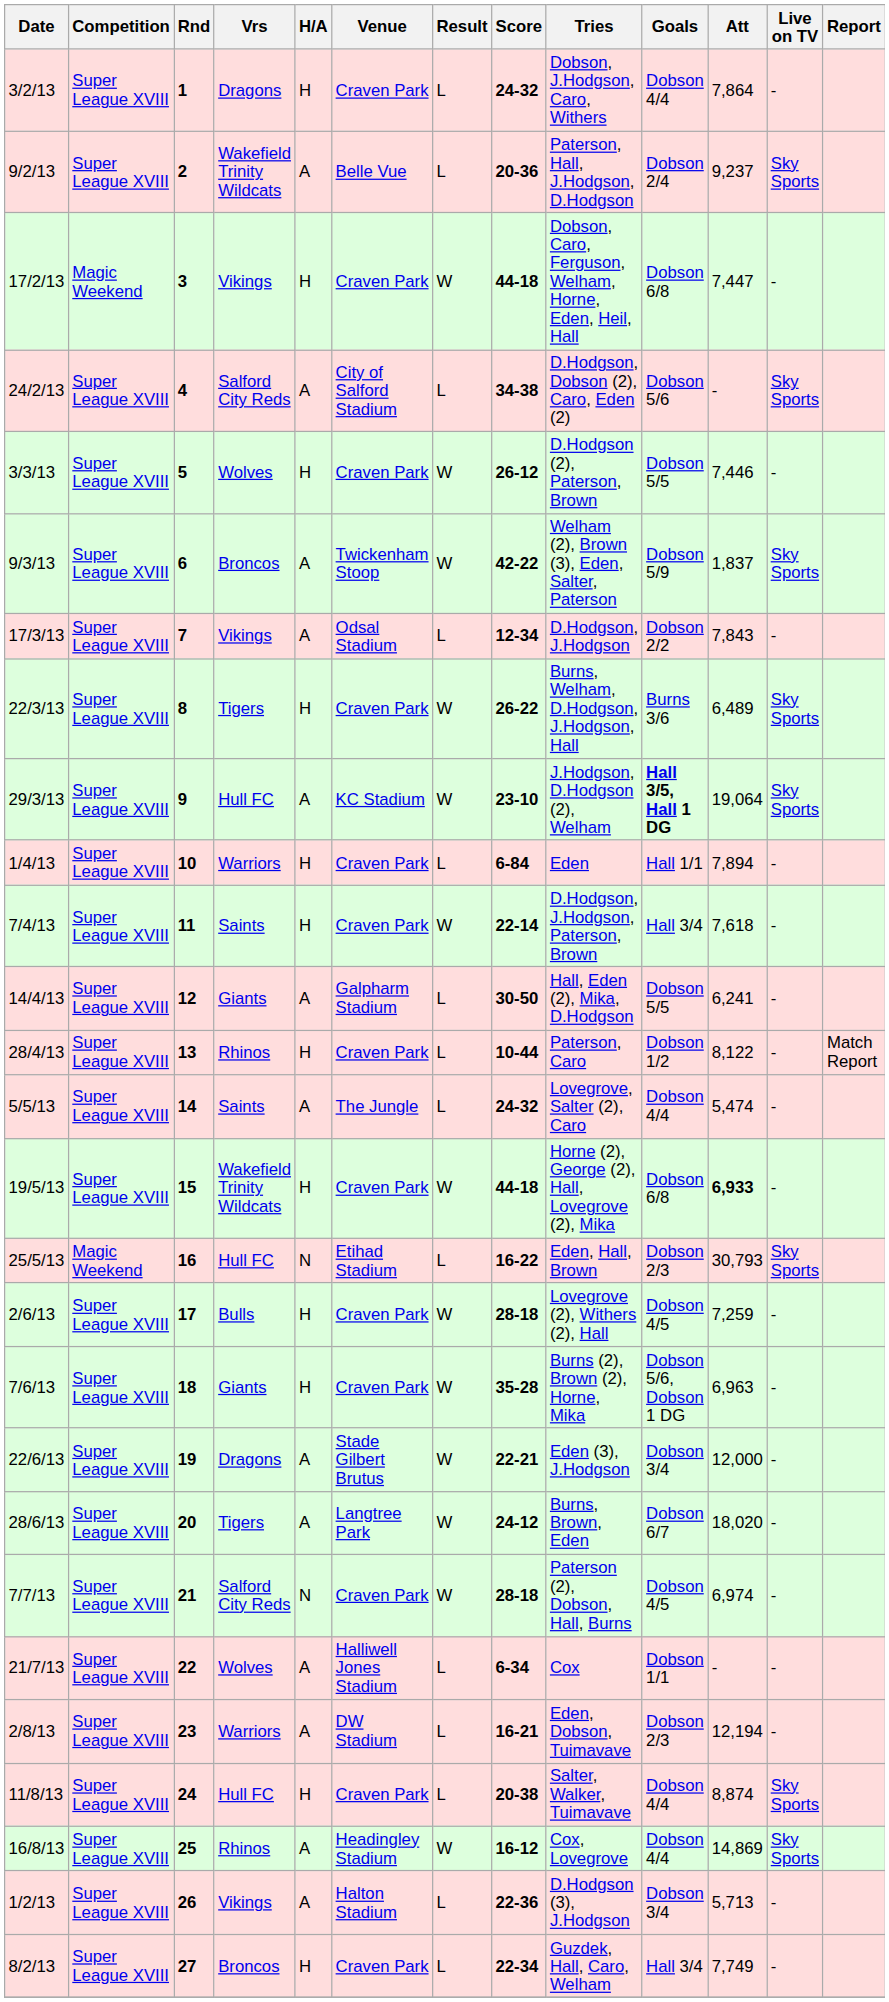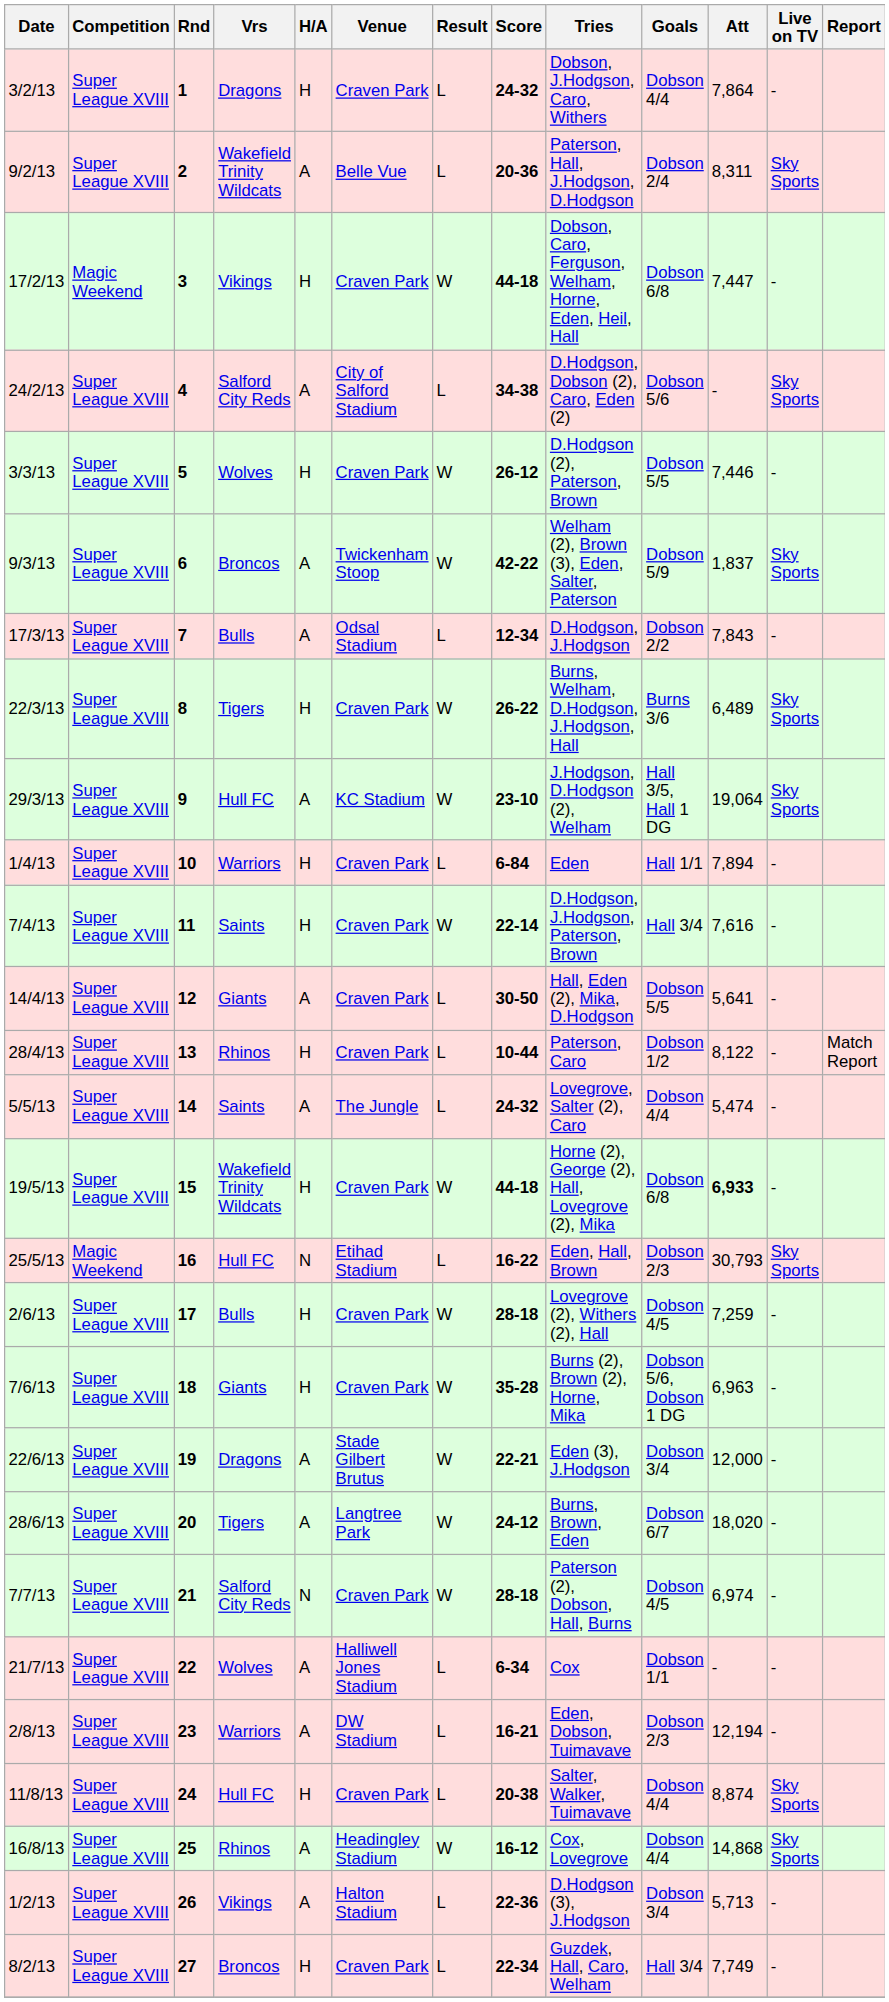(733, 172) 9,237 -> (732, 172) 8,311
(245, 636) Vikings -> (236, 636) Bulls
(668, 799) bold -> (667, 799) normal
(733, 926) 7,618 -> (733, 926) 7,616
(372, 998) Galpharm Stadium -> (382, 998) Craven Park
(733, 998) 6,241 -> (733, 998) 5,641
(737, 1848) 14,869 -> (737, 1848) 14,868
